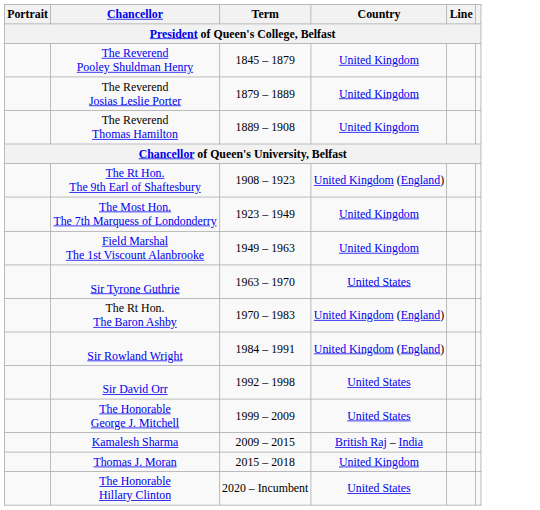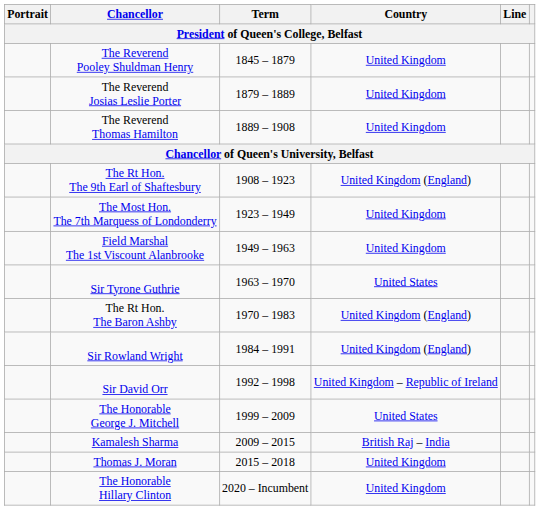(379, 382) United States -> (406, 382) United Kingdom – Republic of Ireland
(379, 488) United States -> (406, 488) United Kingdom
